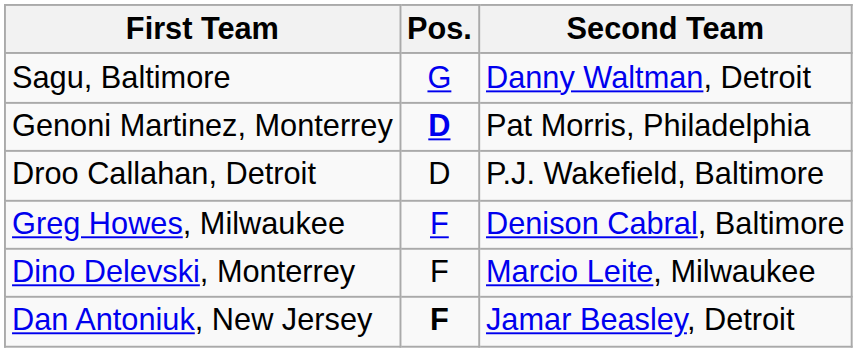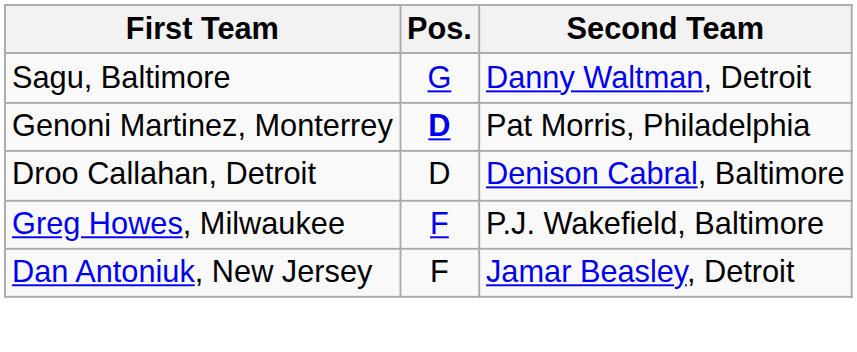(655, 175) P.J. Wakefield, Baltimore -> (665, 175) Denison Cabral, Baltimore
(665, 223) Denison Cabral, Baltimore -> (655, 223) P.J. Wakefield, Baltimore
- row: (184, 272)
(439, 321) bold -> (439, 272) normal
